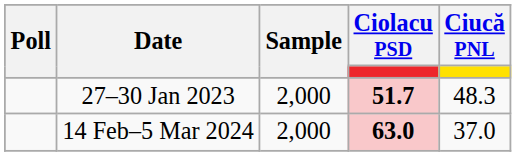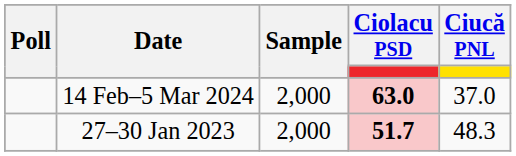rows swapped: (158, 131) <-> (158, 95)
